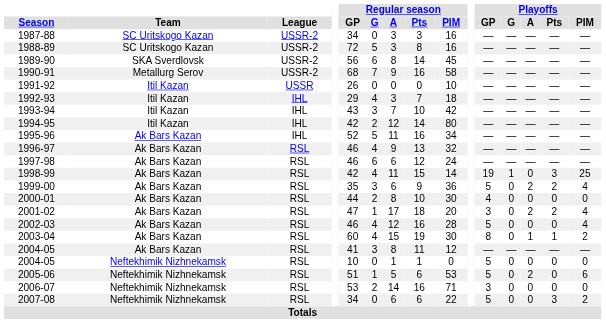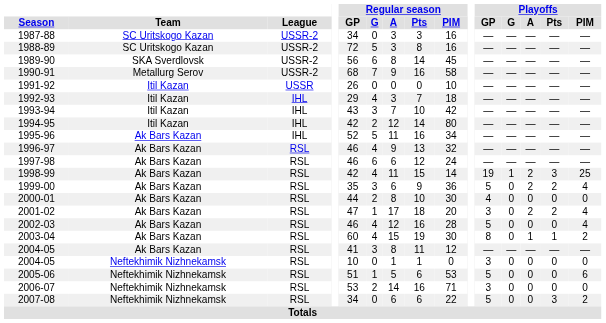(530, 174) 0 -> (530, 174) 2
(488, 262) 5 -> (488, 262) 3
(530, 275) 2 -> (530, 275) 0
